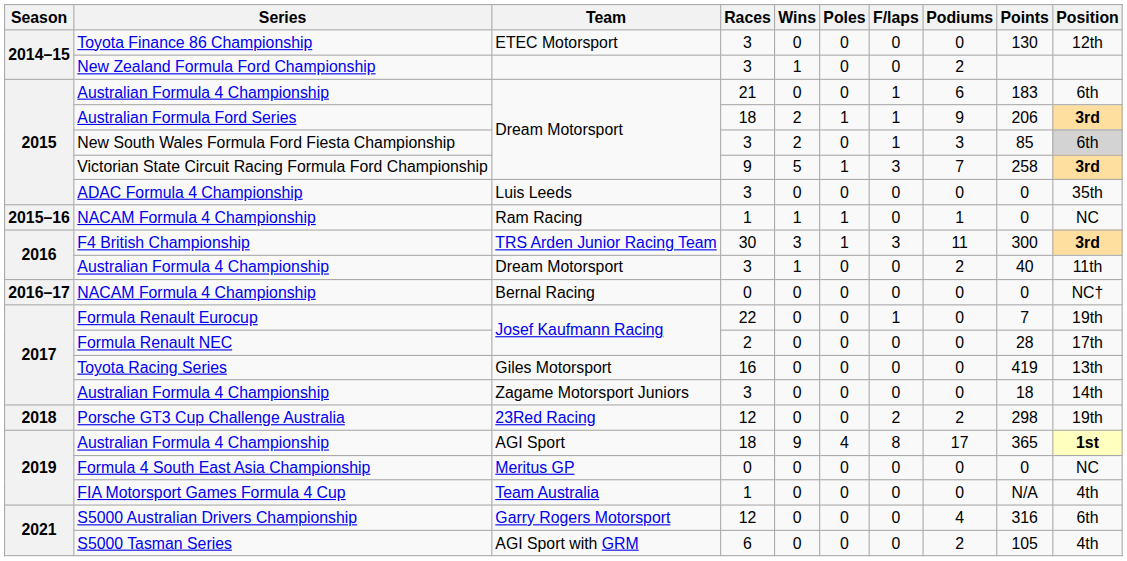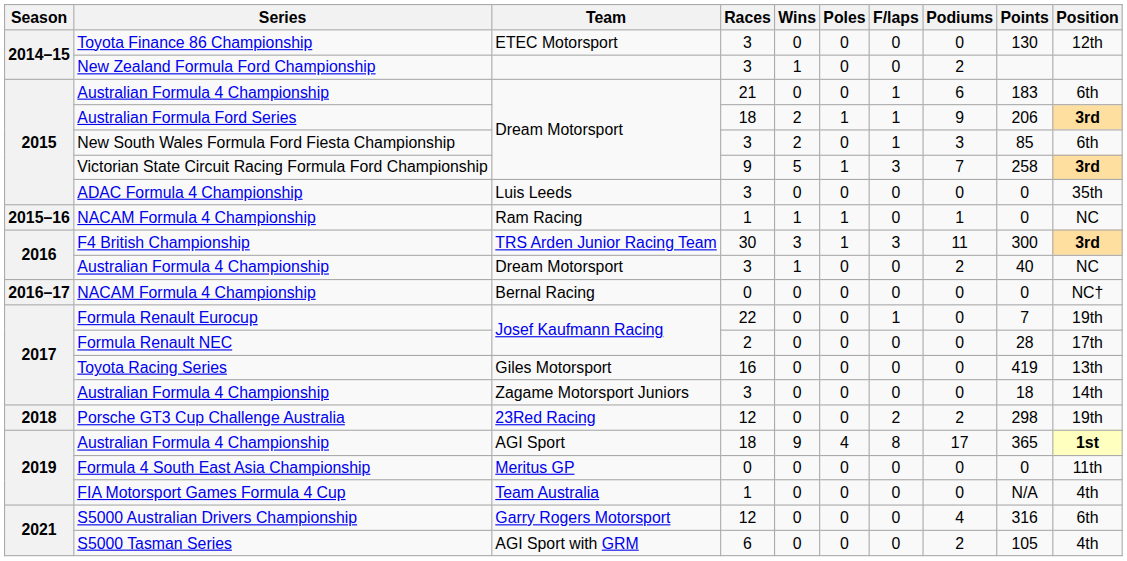(1088, 143) lightgrey background -> (1088, 143) no background
(1088, 268) 11th -> (1088, 268) NC
(1088, 468) NC -> (1088, 468) 11th
